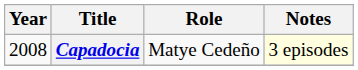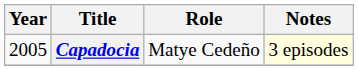(28, 49) 2008 -> (28, 49) 2005
